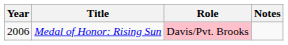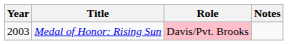(18, 31) 2006 -> (18, 31) 2003
